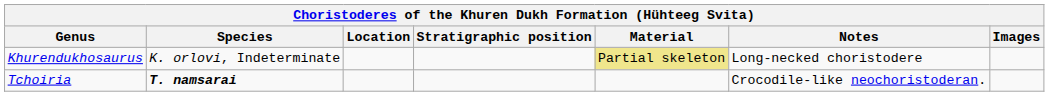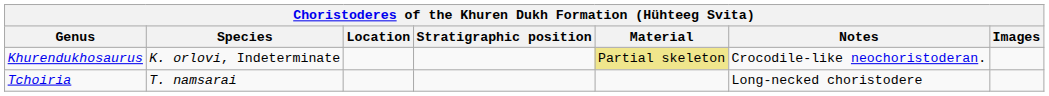(827, 59) Long-necked choristodere -> (859, 59) Crocodile-like neochoristoderan.
(193, 80) bold -> (193, 80) normal
(859, 80) Crocodile-like neochoristoderan. -> (827, 80) Long-necked choristodere
